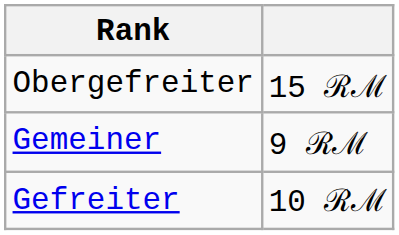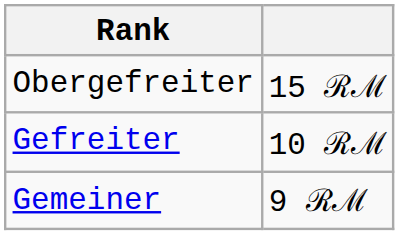rows swapped: (96, 200) <-> (87, 142)
